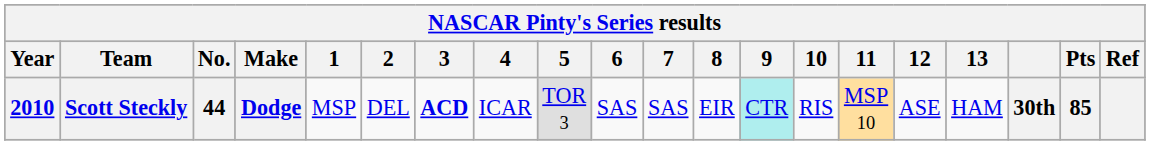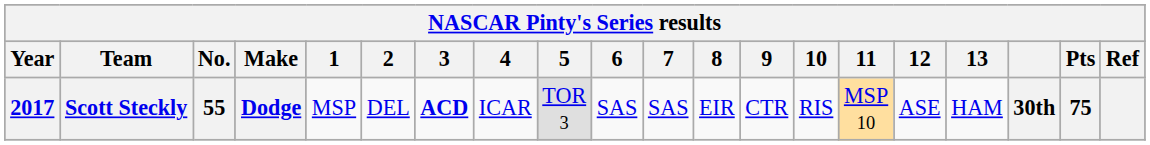(32, 108) 2010 -> (32, 108) 2017
(214, 108) 44 -> (214, 108) 55
(767, 108) paleturquoise background -> (767, 108) no background
(1081, 108) 85 -> (1081, 108) 75
